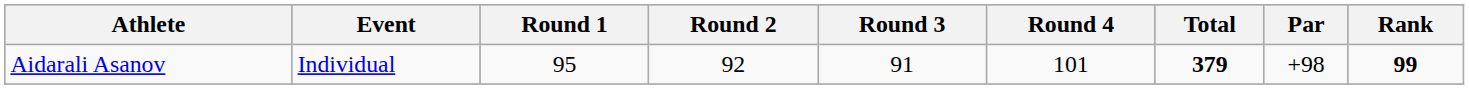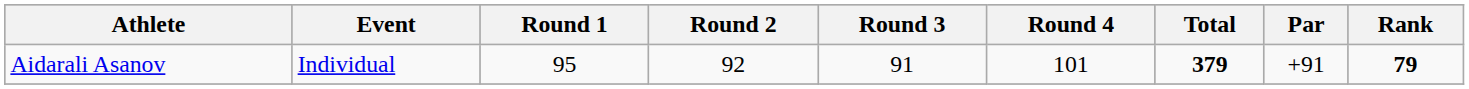(1306, 63) +98 -> (1306, 63) +91
(1405, 63) 99 -> (1405, 63) 79
